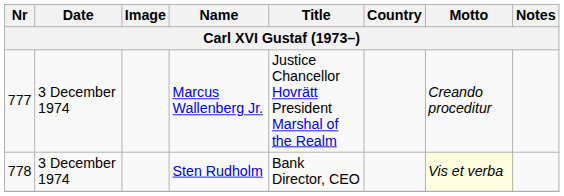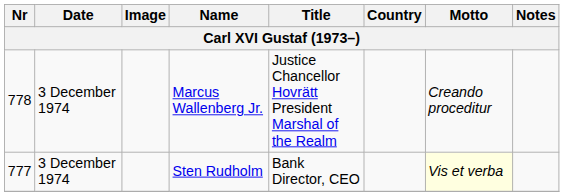(20, 101) 777 -> (20, 101) 778
(20, 171) 778 -> (20, 171) 777
